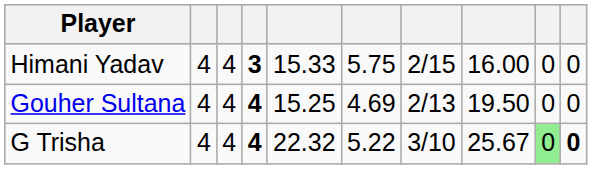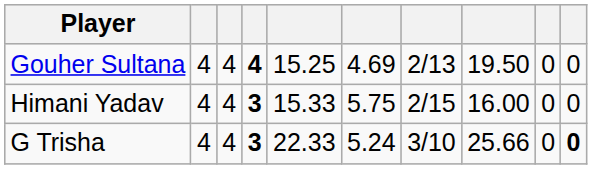rows swapped: (98, 103) <-> (87, 63)
(255, 143) 4 -> (255, 143) 3
(304, 143) 22.32 -> (304, 143) 22.33
(371, 143) 5.22 -> (371, 143) 5.24
(498, 143) 25.67 -> (498, 143) 25.66
(548, 143) lightgreen background -> (548, 143) no background
